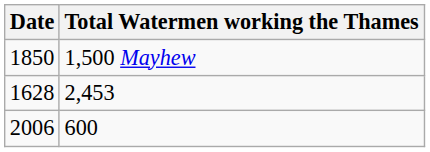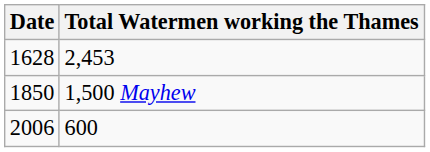rows swapped: (32, 92) <-> (32, 57)
